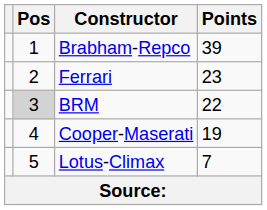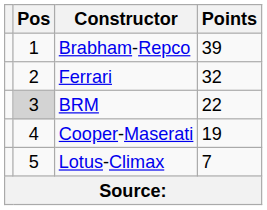(212, 76) 23 -> (212, 76) 32
